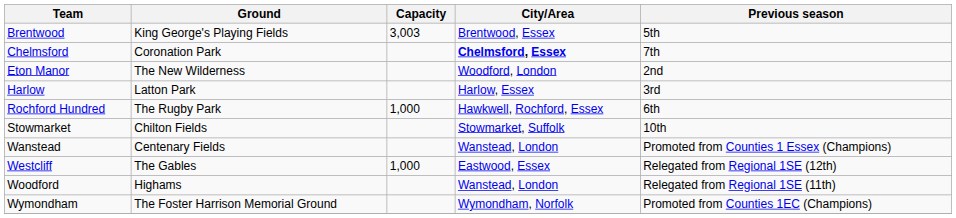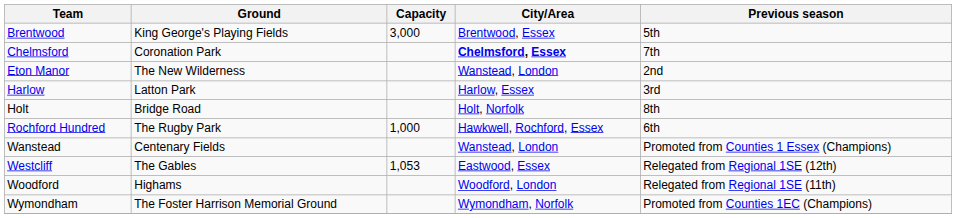(405, 33) 3,003 -> (405, 33) 3,000
(507, 71) Woodford, London -> (508, 71) Wanstead, London
+ row: (18, 109)
- row: (39, 128)
(405, 166) 1,000 -> (405, 166) 1,053
(508, 185) Wanstead, London -> (507, 185) Woodford, London
